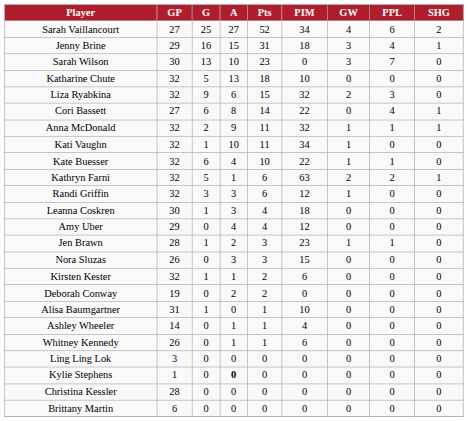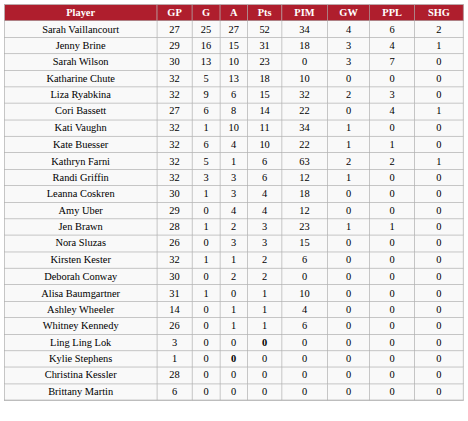- row: (81, 128)
(175, 293) 19 -> (175, 276) 30
(265, 359) normal -> (265, 342) bold
